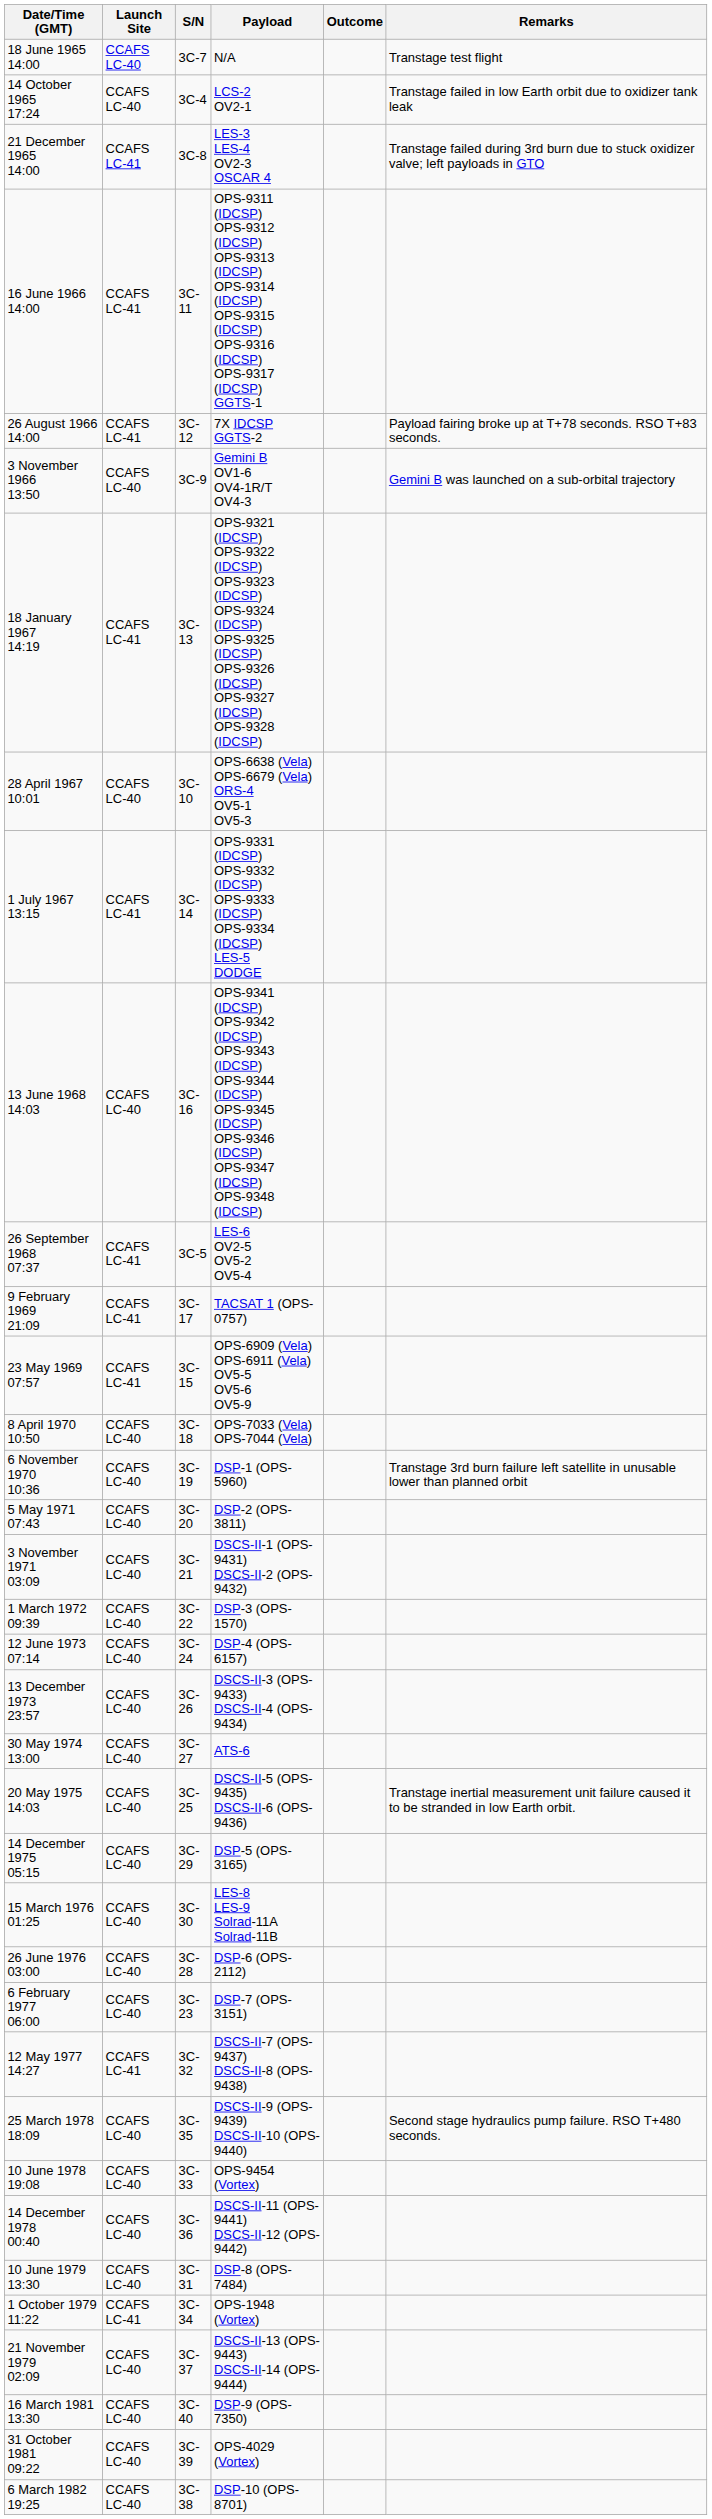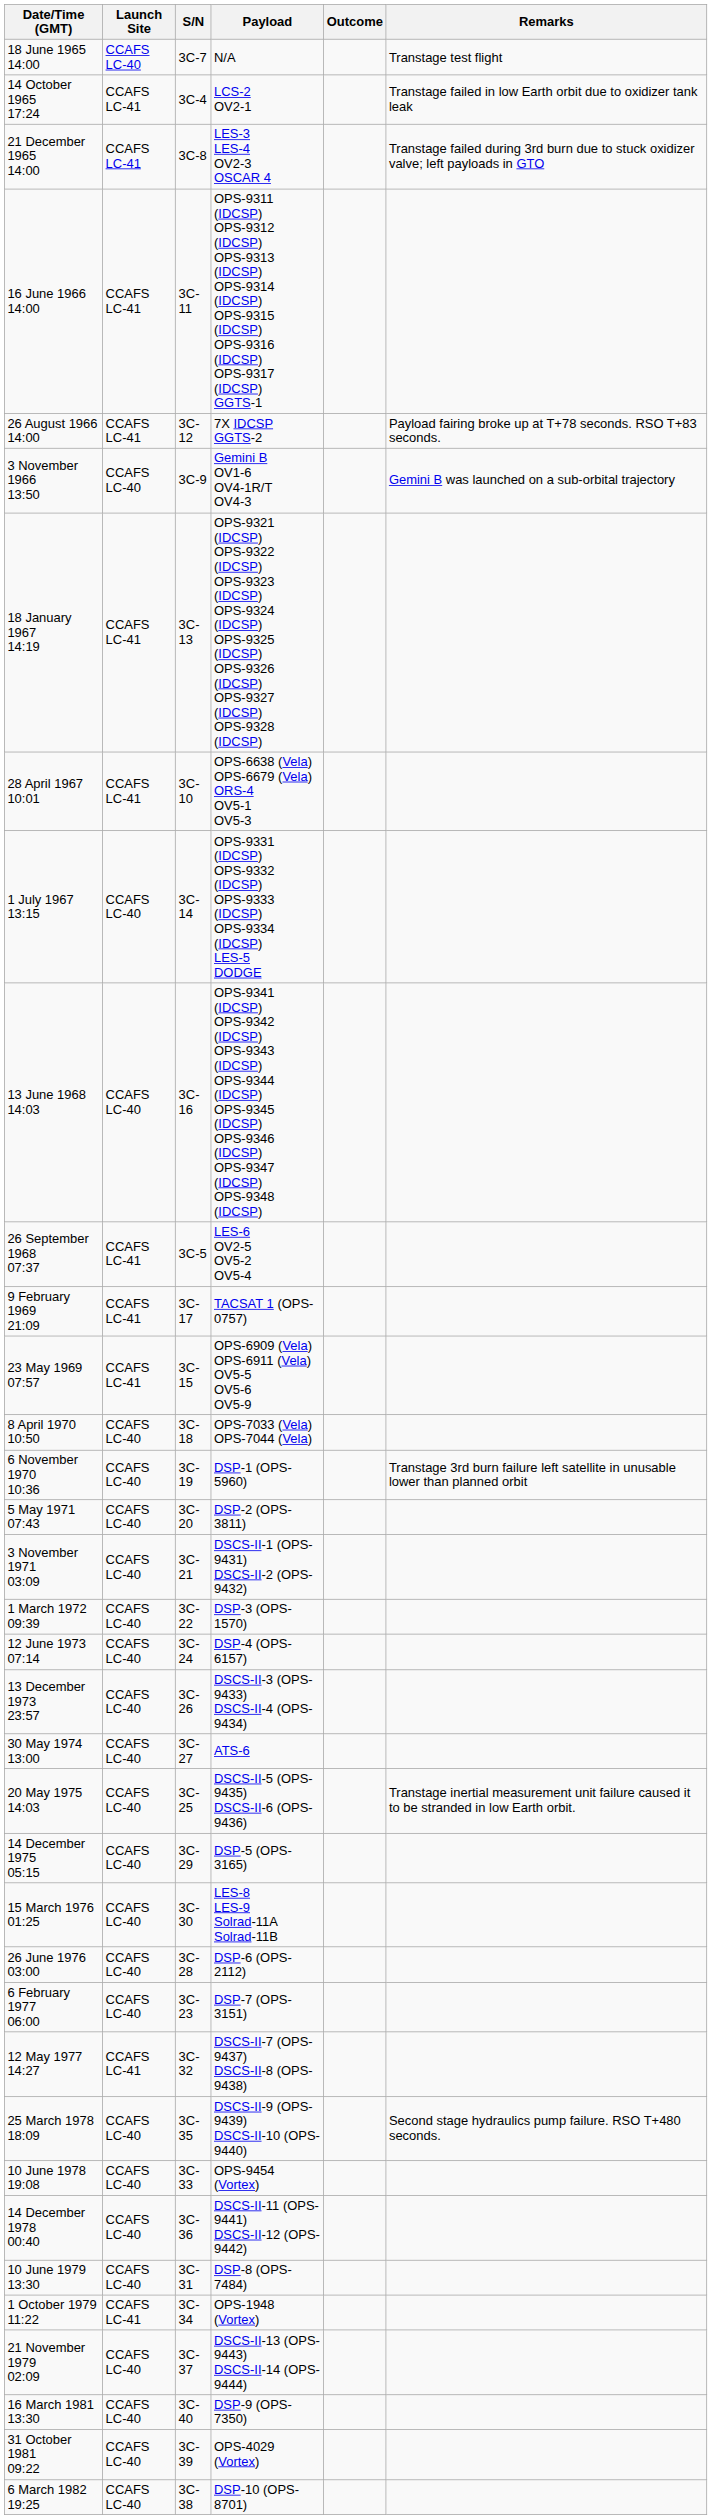(128, 99) CCAFS LC-40 -> (128, 99) CCAFS LC-41
(128, 791) CCAFS LC-40 -> (128, 791) CCAFS LC-41
(128, 906) CCAFS LC-41 -> (128, 906) CCAFS LC-40
